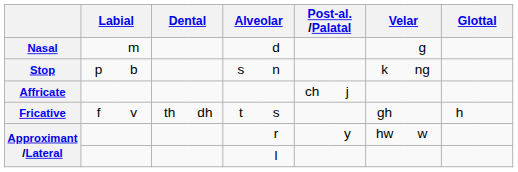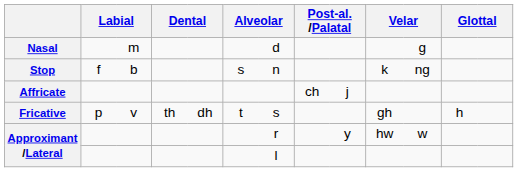(99, 69) p -> (99, 69) f
(99, 112) f -> (99, 112) p
